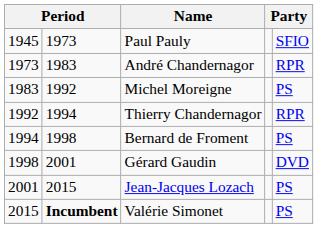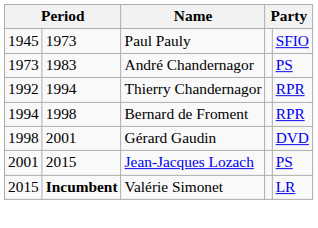(290, 65) RPR -> (284, 65) PS
- row: (178, 89)
(284, 138) PS -> (290, 114) RPR
(284, 211) PS -> (285, 187) LR
